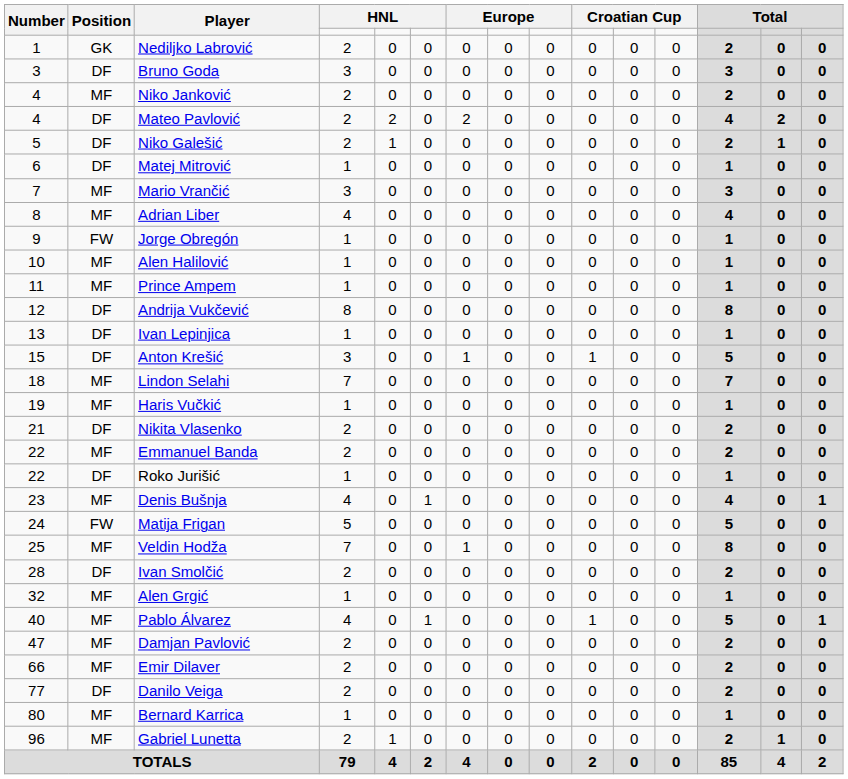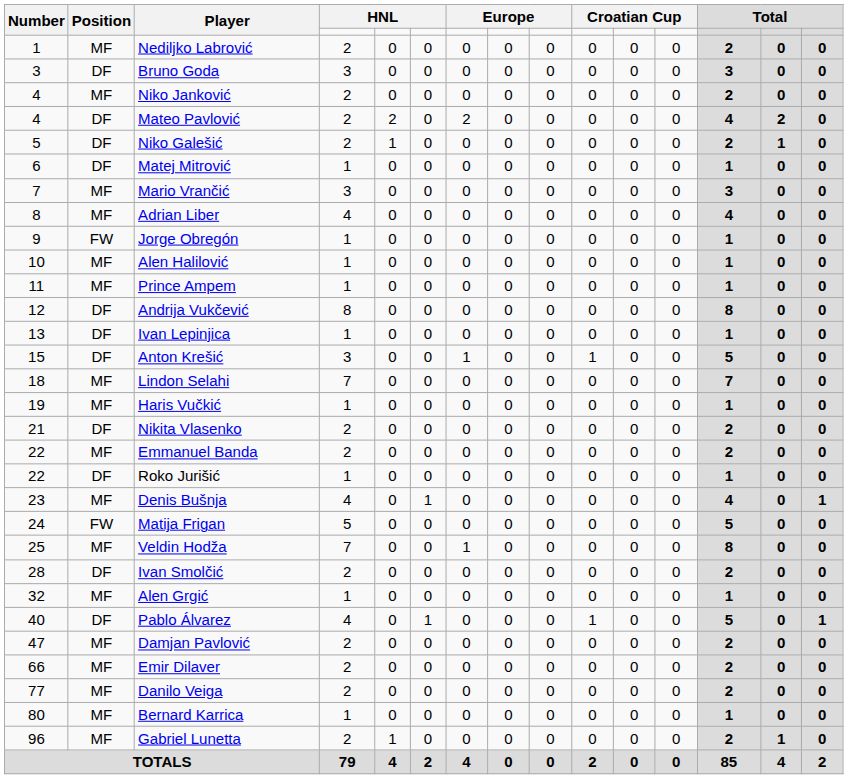(101, 47) GK -> (101, 47) MF
(101, 619) MF -> (101, 619) DF
(101, 691) DF -> (101, 691) MF
